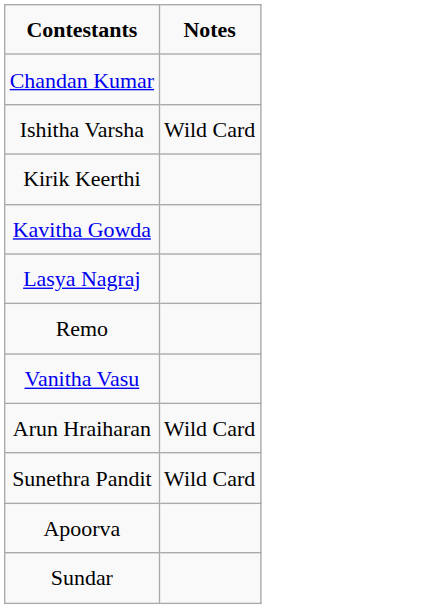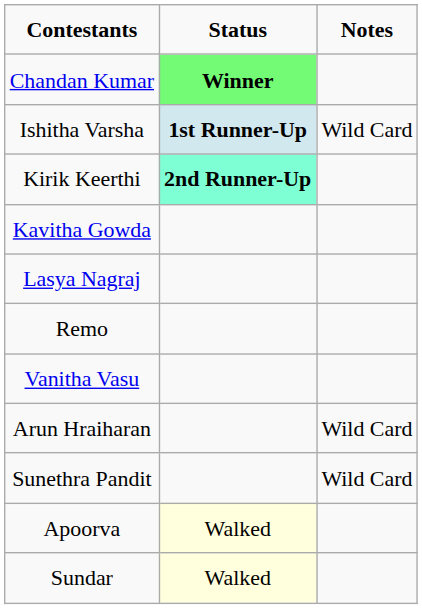+ column: (238, 30)
